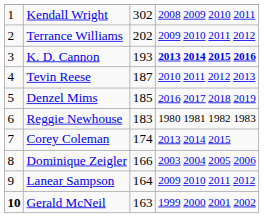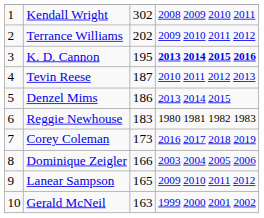(143, 56) 193 -> (143, 56) 195
(143, 98) 185 -> (143, 98) 186
(207, 98) 2016 2017 2018 2019 -> (194, 98) 2013 2014 2015
(143, 139) 174 -> (143, 139) 173
(194, 139) 2013 2014 2015 -> (207, 139) 2016 2017 2018 2019
(143, 181) 164 -> (143, 181) 165
(14, 202) bold -> (14, 202) normal
